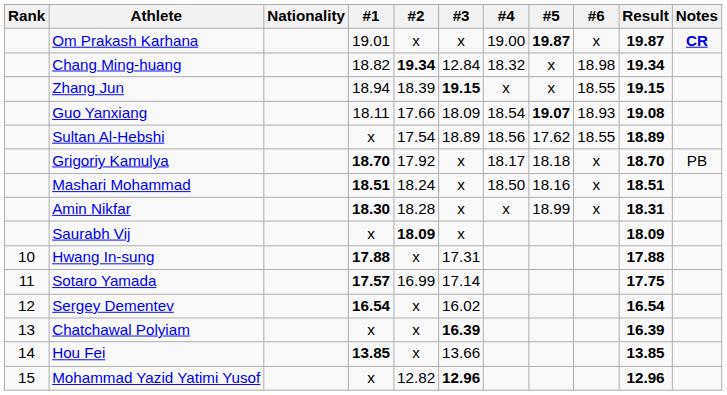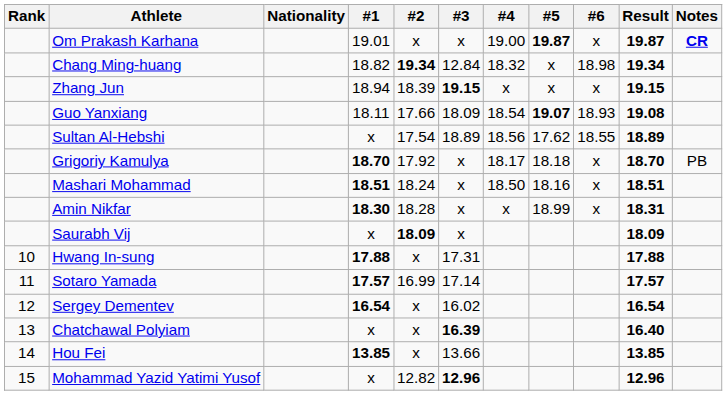(596, 88) 18.55 -> (596, 88) x
(646, 281) 17.75 -> (646, 281) 17.57
(646, 329) 16.39 -> (646, 329) 16.40
